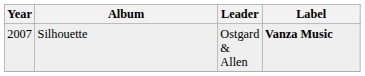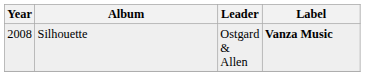(20, 33) 2007 -> (20, 33) 2008
